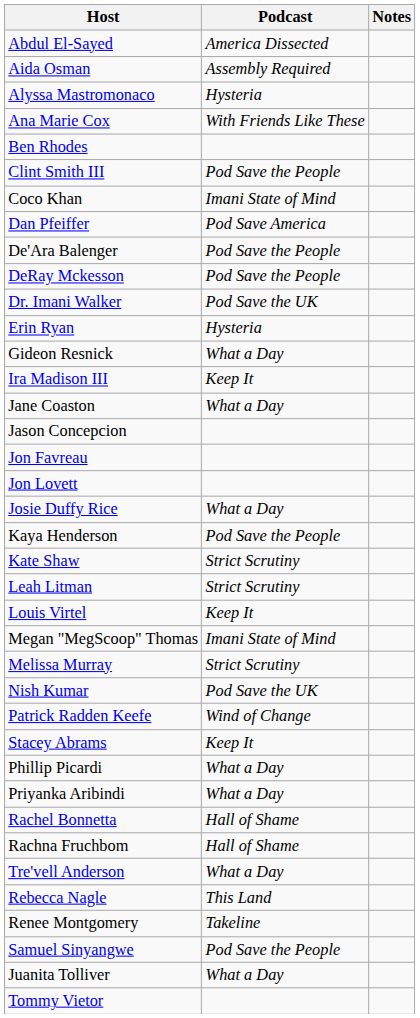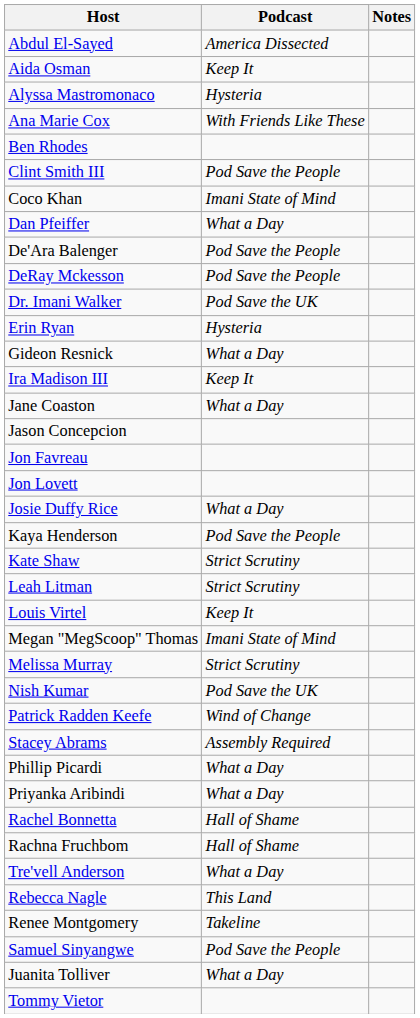(268, 69) Assembly Required -> (229, 69) Keep It
(266, 224) Pod Save America -> (245, 224) What a Day
(229, 742) Keep It -> (268, 742) Assembly Required
